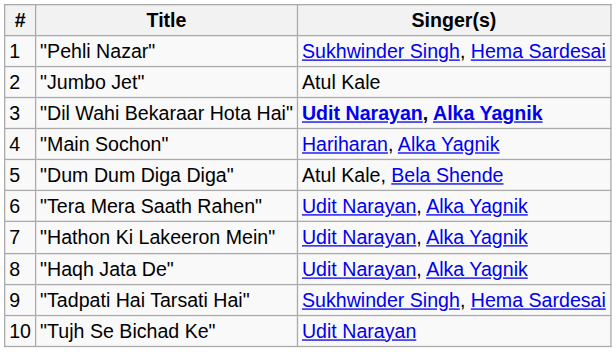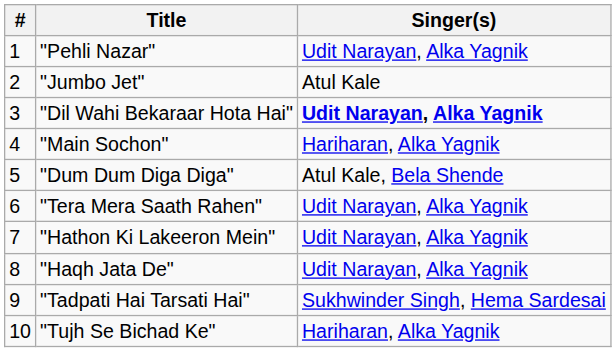(454, 51) Sukhwinder Singh, Hema Sardesai -> (415, 51) Udit Narayan, Alka Yagnik
(359, 331) Udit Narayan -> (401, 331) Hariharan, Alka Yagnik
